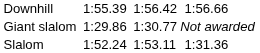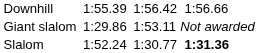(155, 26) 1:30.77 -> (155, 26) 1:53.11
(155, 45) 1:53.11 -> (155, 45) 1:30.77
(206, 45) normal -> (207, 45) bold
